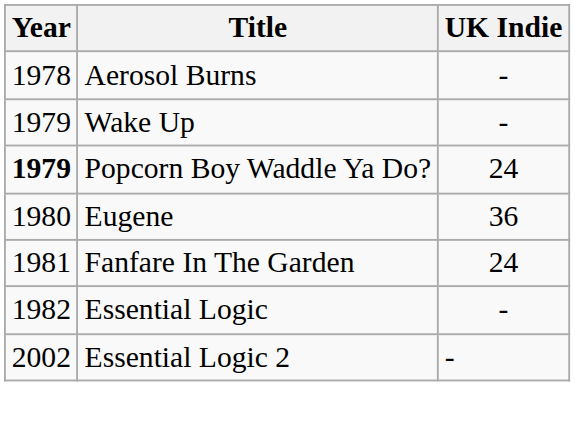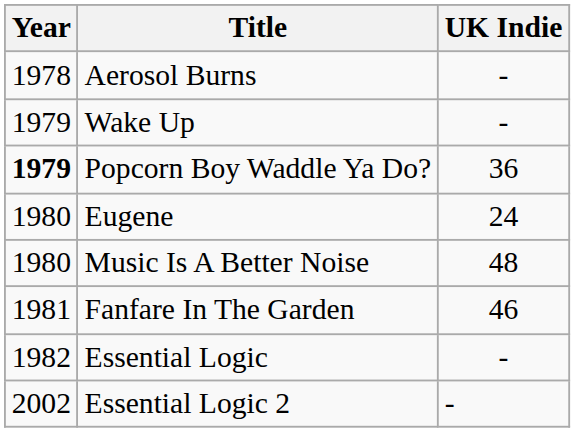(504, 168) 24 -> (504, 168) 36
(504, 215) 36 -> (504, 215) 24
+ row: (227, 262)
(504, 262) 24 -> (504, 309) 46
